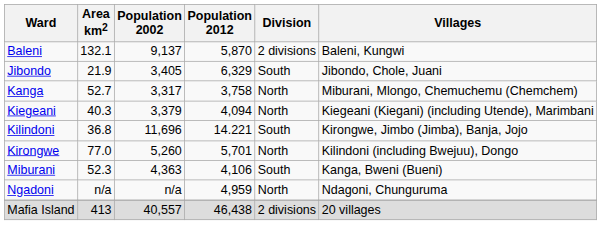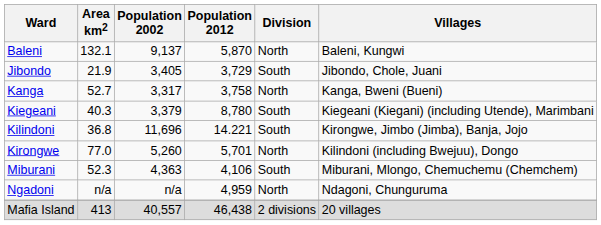(287, 51) 2 divisions -> (273, 51) North
(236, 71) 6,329 -> (236, 71) 3,729
(450, 91) Miburani, Mlongo, Chemuchemu (Chemchem) -> (382, 91) Kanga, Bweni (Bueni)
(236, 110) 4,094 -> (236, 110) 8,780
(273, 110) North -> (274, 110) South
(382, 170) Kanga, Bweni (Bueni) -> (450, 170) Miburani, Mlongo, Chemuchemu (Chemchem)
